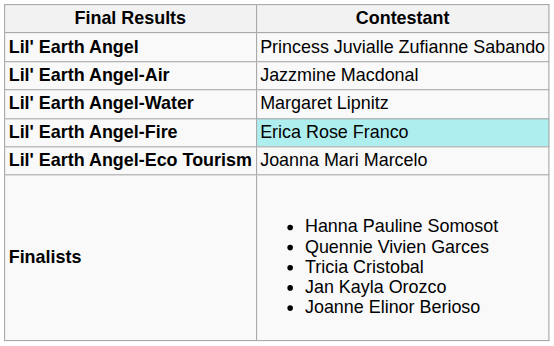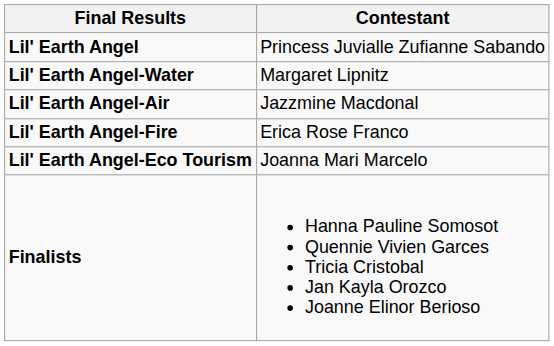rows swapped: (89, 75) <-> (101, 103)
(334, 132) paleturquoise background -> (334, 132) no background
